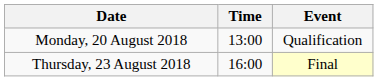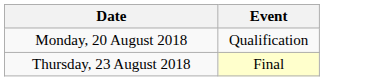- column: (245, 16)
